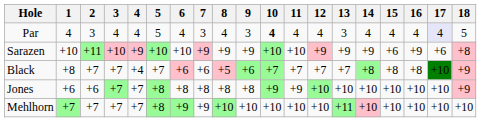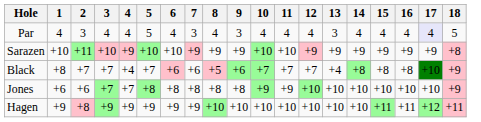(272, 32) bold -> (263, 32) normal
(392, 51) +6 -> (383, 51) +9
(440, 51) +6 -> (431, 51) +9
(344, 70) +7 -> (335, 70) +4
- row: (30, 107)
+ row: (23, 107)
